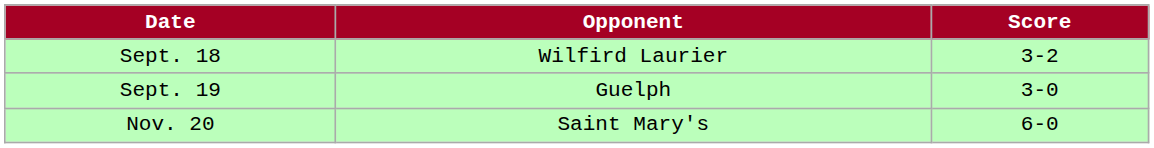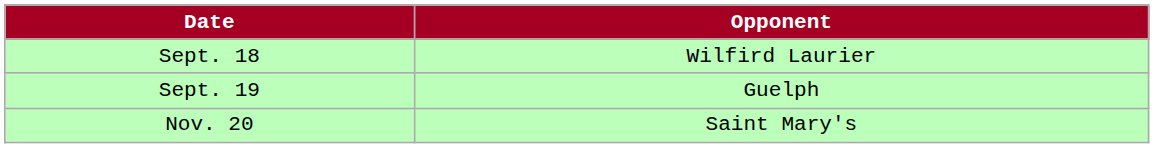- column: (1040, 22)
